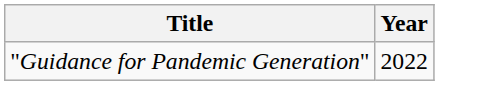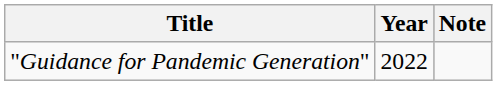+ column: (462, 23)
